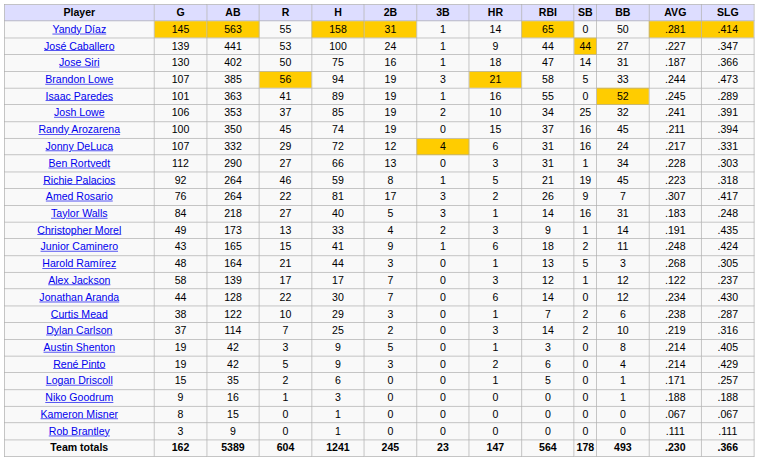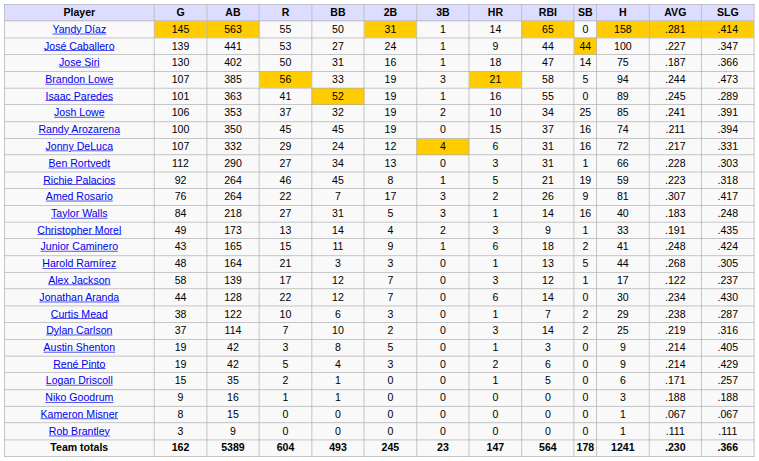columns swapped: (338, 12) <-> (623, 12)
